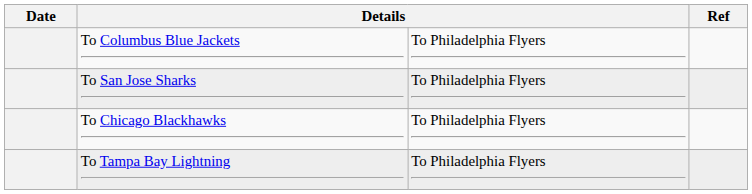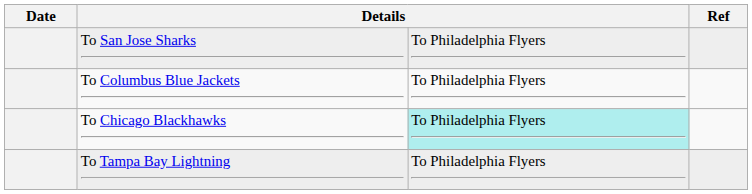rows swapped: (243, 45) <-> (243, 85)
(549, 125) no background -> (549, 125) paleturquoise background
